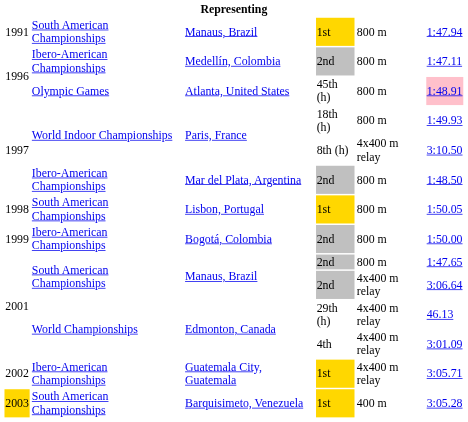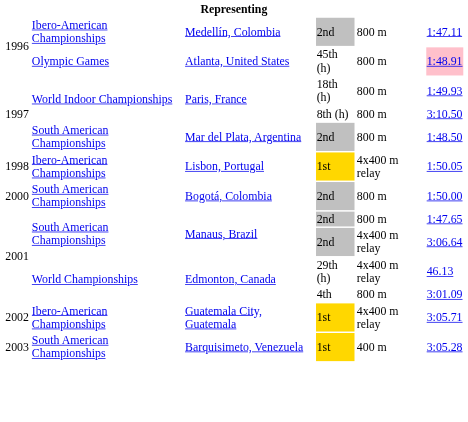- row: (221, 31)
(378, 150) 4x400 m relay -> (372, 114) 800 m
(70, 179) Ibero-American Championships -> (70, 137) South American Championships
(70, 209) South American Championships -> (70, 166) Ibero-American Championships
(372, 209) 800 m -> (378, 166) 4x400 m relay
(17, 239) 1999 -> (17, 196) 2000
(70, 239) Ibero-American Championships -> (70, 196) South American Championships
(378, 344) 4x400 m relay -> (372, 294) 800 m
(17, 403) gold background -> (17, 347) no background
